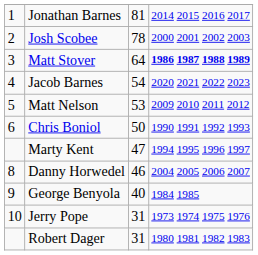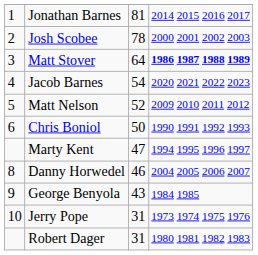(138, 104) 53 -> (138, 104) 52
(138, 194) 40 -> (138, 194) 43
